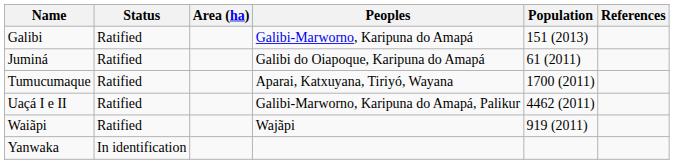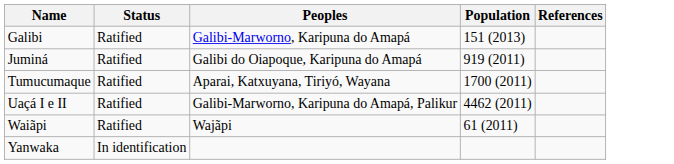- column: (221, 15)
(554, 59) 61 (2011) -> (494, 59) 919 (2011)
(557, 125) 919 (2011) -> (491, 125) 61 (2011)
